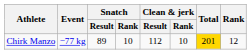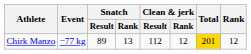(128, 42) 10 -> (128, 42) 13
(183, 42) 10 -> (183, 42) 12
